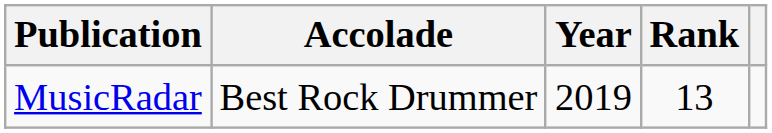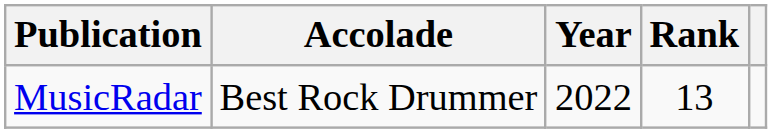(593, 95) 2019 -> (593, 95) 2022
